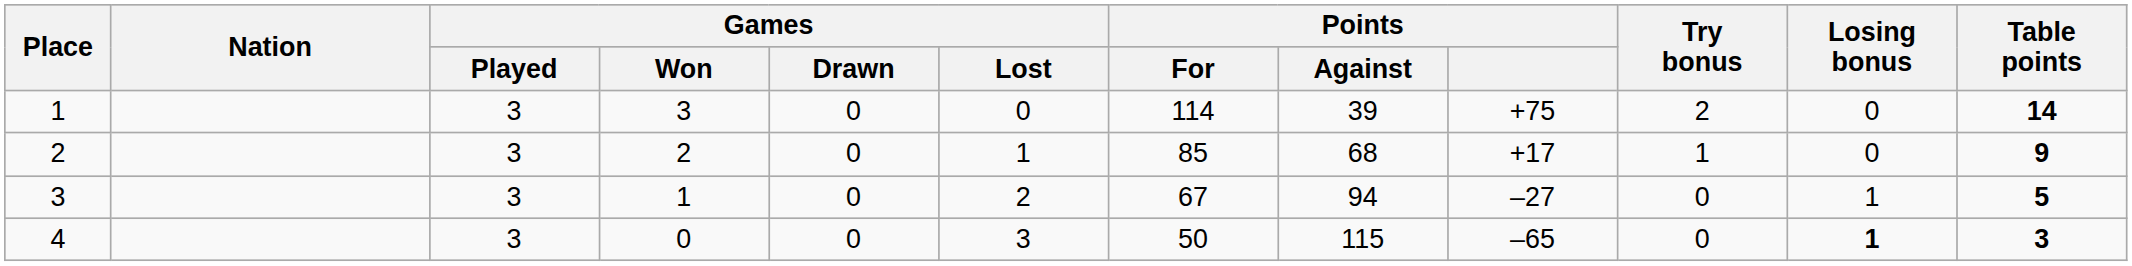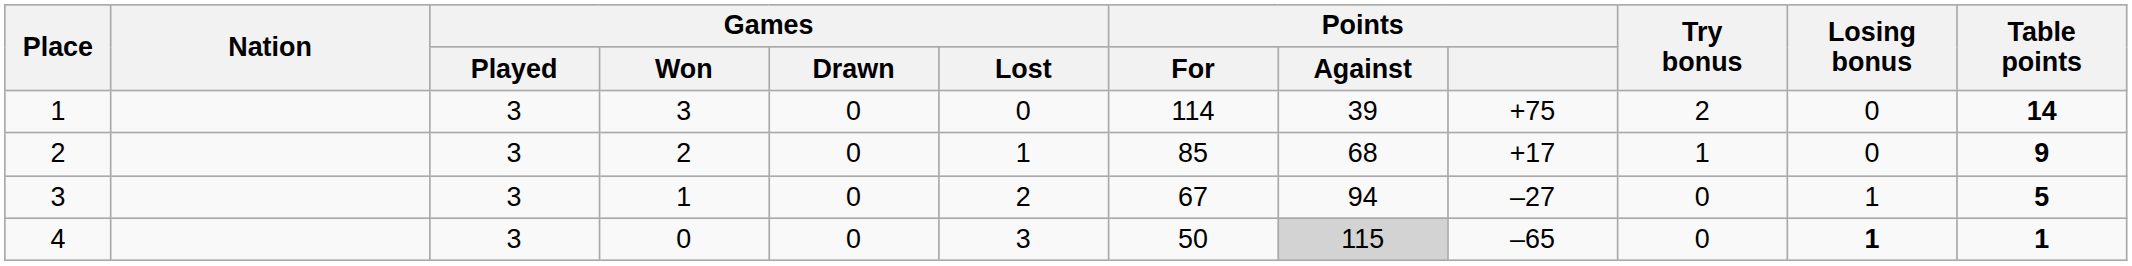(1363, 238) no background -> (1363, 238) lightgrey background
(2042, 238) 3 -> (2042, 238) 1
